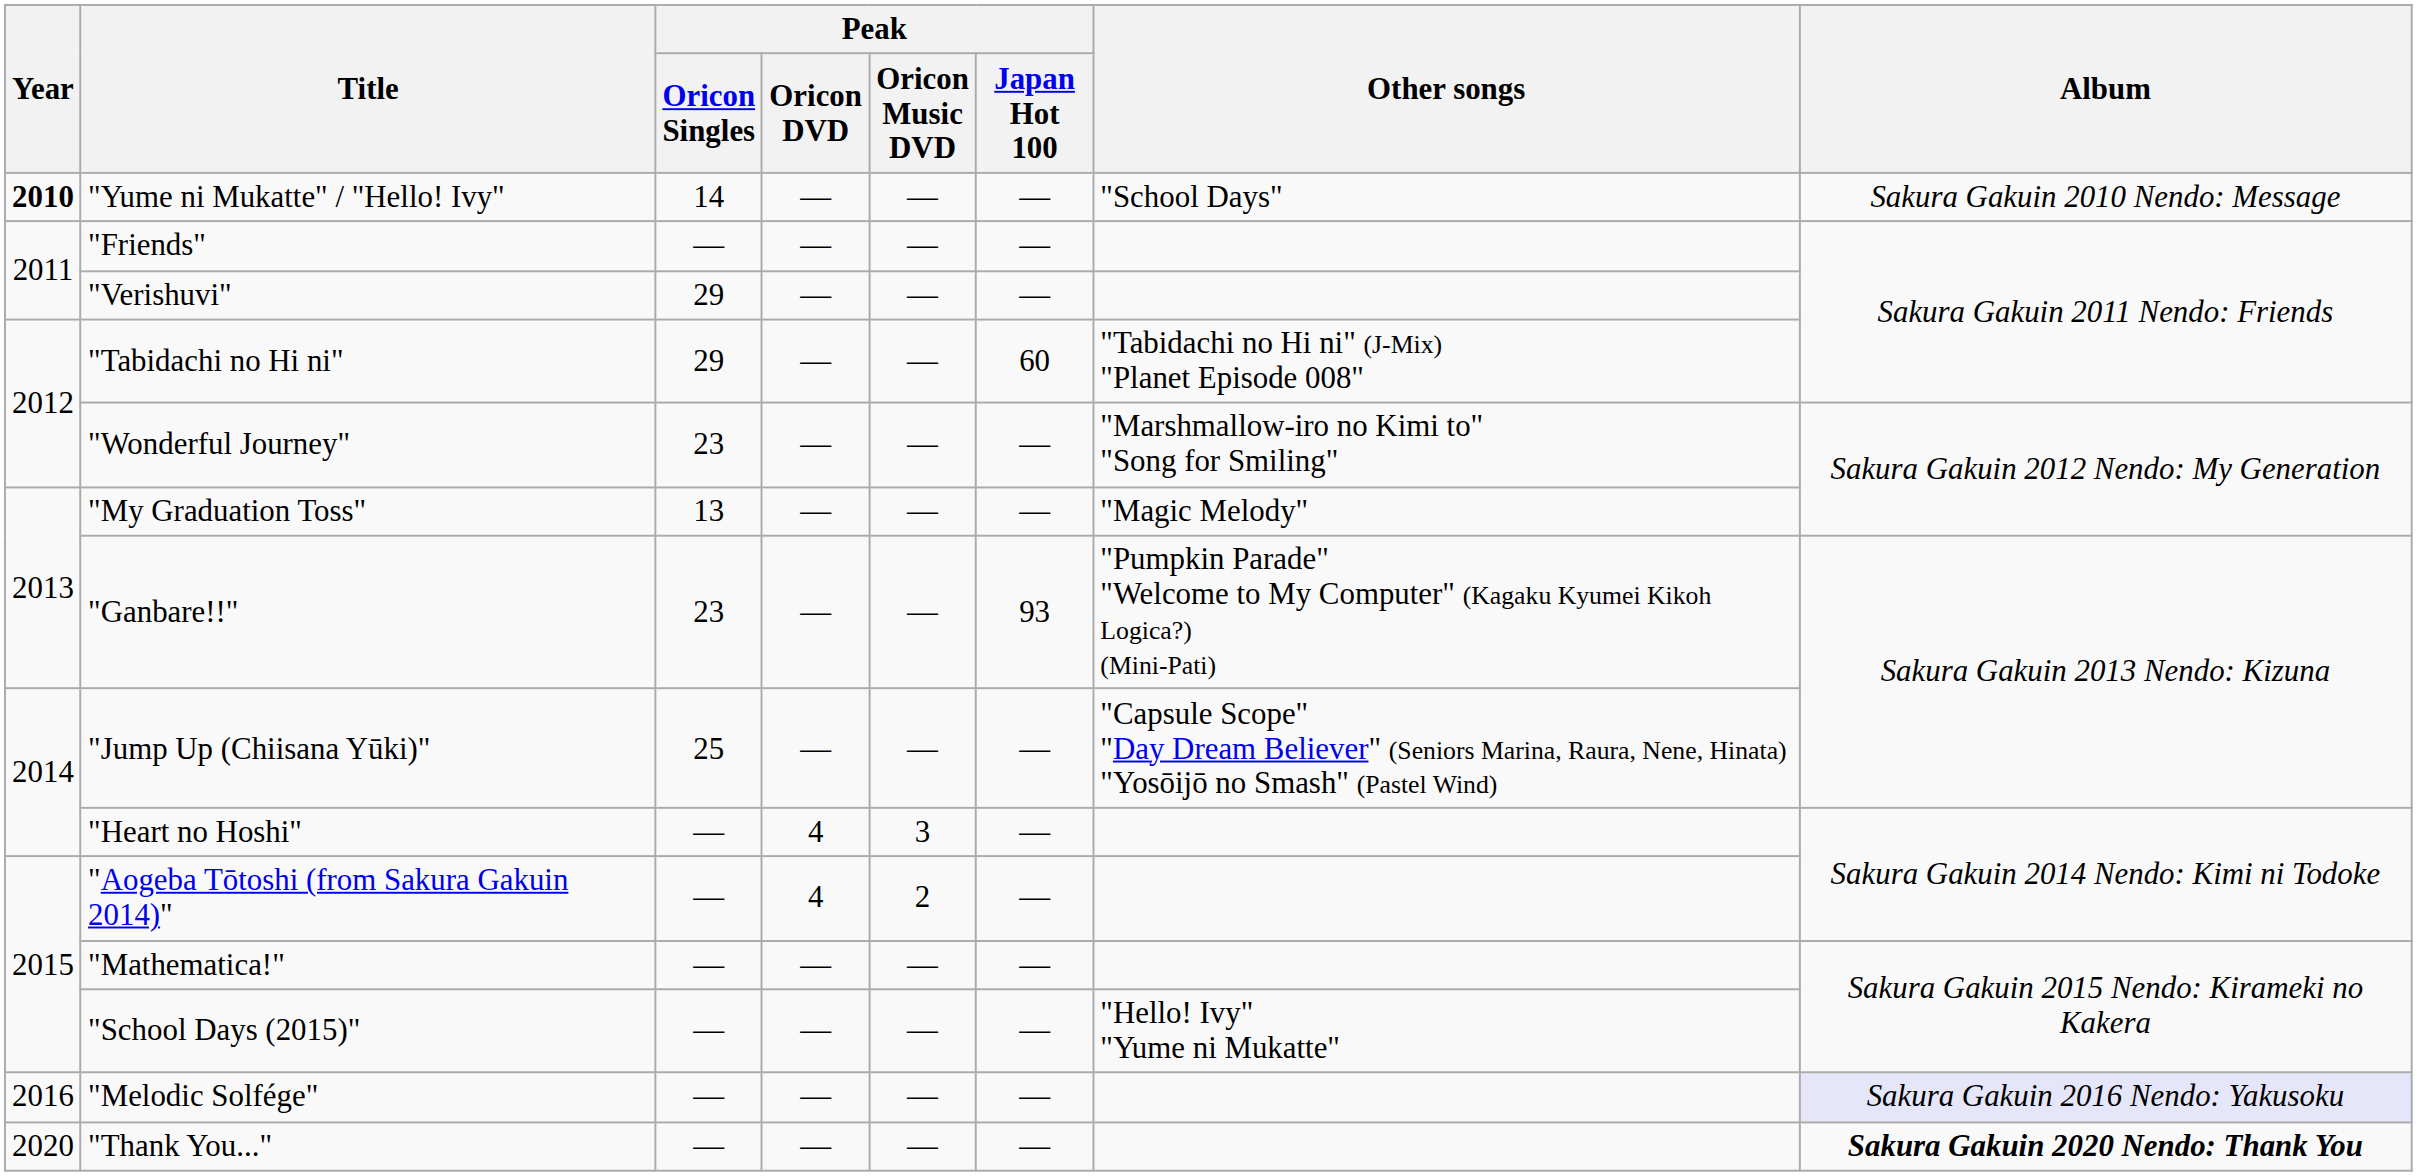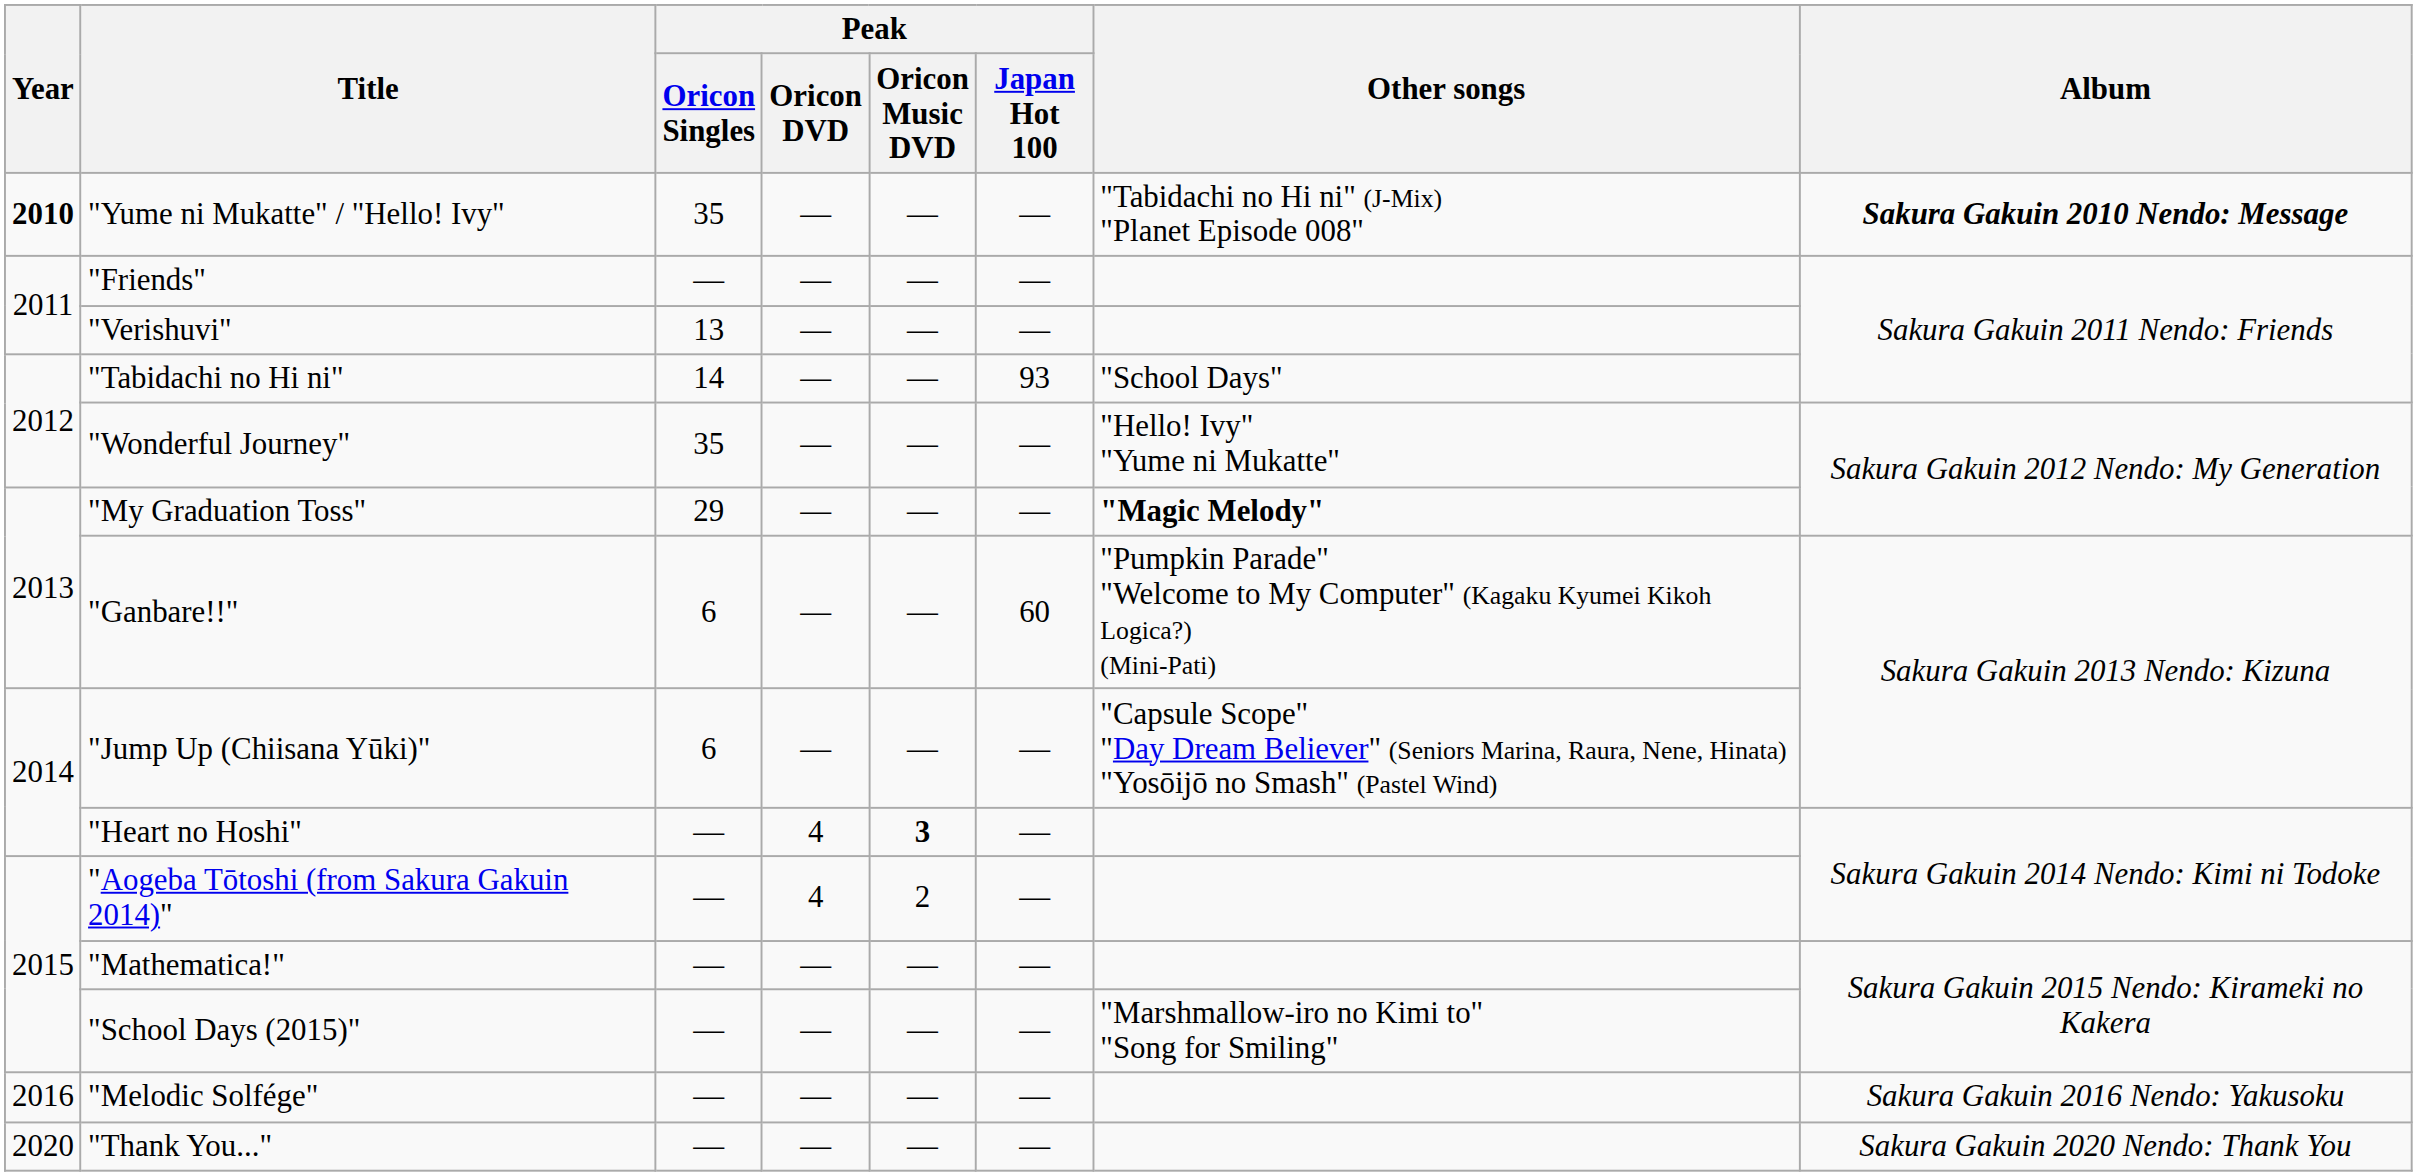(709, 196) 14 -> (709, 213) 35
(1191, 196) "School Days" -> (1271, 213) "Tabidachi no Hi ni" (J-Mix) "Planet Episode 008"
(2105, 196) normal -> (2105, 213) bold
(709, 294) 29 -> (709, 329) 13
(709, 360) 29 -> (709, 378) 14
(1035, 360) 60 -> (1035, 378) 93
(1271, 360) "Tabidachi no Hi ni" (J-Mix) "Planet Episode 008" -> (1191, 378) "School Days"
(709, 444) 23 -> (709, 444) 35
(1292, 444) "Marshmallow-iro no Kimi to" "Song for Smiling" -> (1220, 444) "Hello! Ivy" "Yume ni Mukatte"
(709, 510) 13 -> (709, 510) 29
(1204, 510) normal -> (1212, 510) bold
(709, 611) 23 -> (709, 611) 6
(1035, 611) 93 -> (1035, 611) 60
(709, 747) 25 -> (709, 747) 6
(923, 831) normal -> (923, 831) bold
(1220, 1030) "Hello! Ivy" "Yume ni Mukatte" -> (1292, 1030) "Marshmallow-iro no Kimi to" "Song for Smiling"
(2105, 1096) lavender background -> (2105, 1096) no background
(2105, 1145) bold -> (2105, 1145) normal
